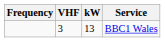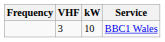(89, 28) 13 -> (89, 28) 10
